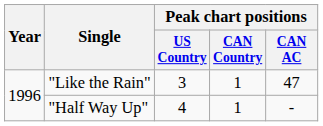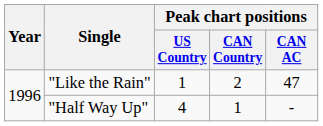(182, 82) 3 -> (182, 82) 1
(238, 82) 1 -> (238, 82) 2
